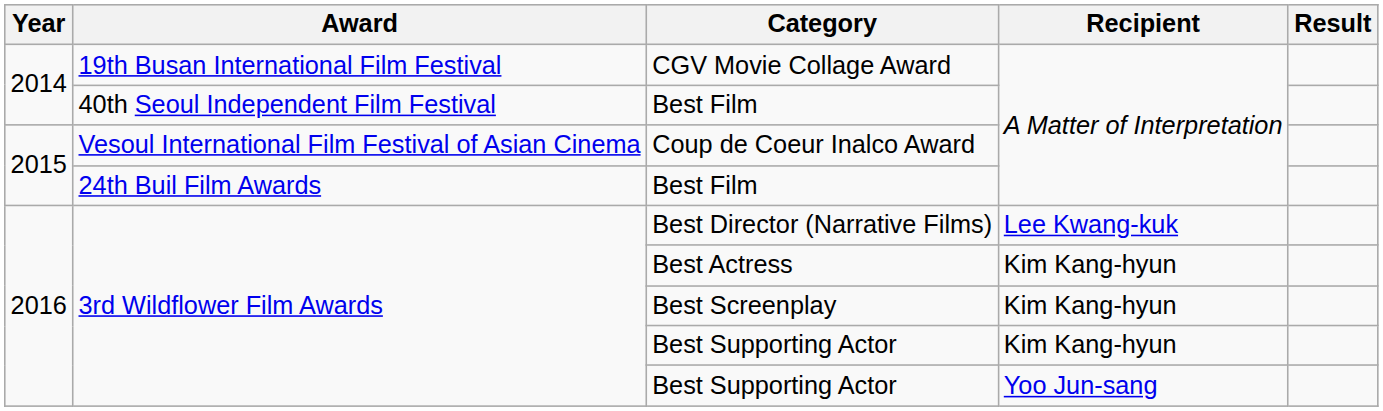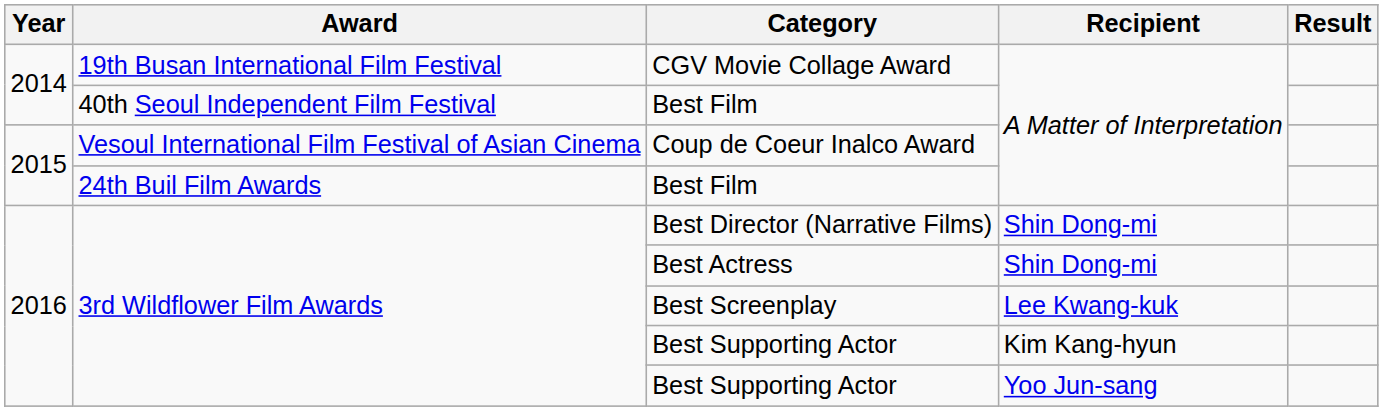(1091, 225) Lee Kwang-kuk -> (1080, 225) Shin Dong-mi
(1090, 265) Kim Kang-hyun -> (1080, 265) Shin Dong-mi
(1090, 305) Kim Kang-hyun -> (1091, 305) Lee Kwang-kuk
